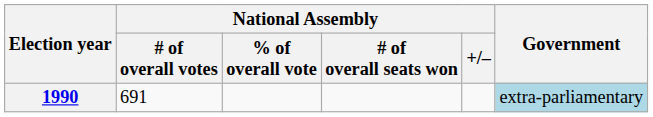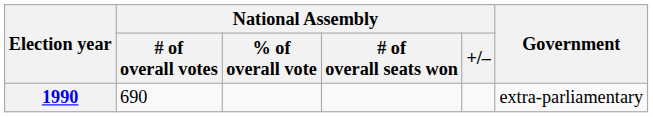(134, 97) 691 -> (134, 97) 690
(571, 97) lightblue background -> (571, 97) no background
